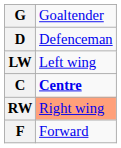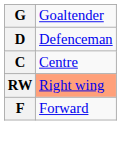- row: (20, 62)
(60, 85) bold -> (59, 62) normal
